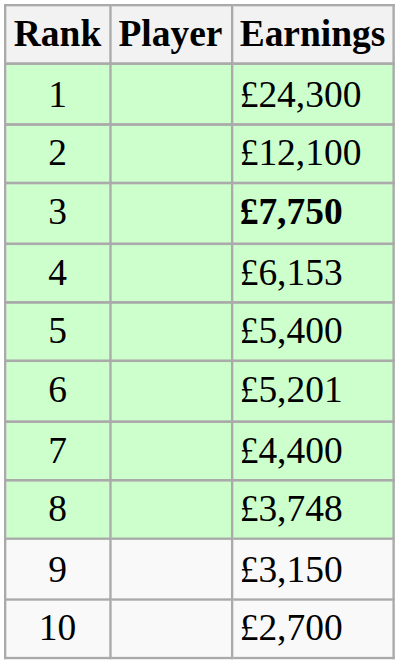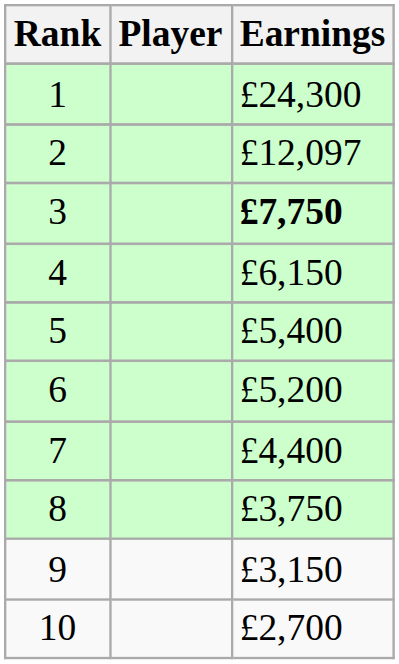(301, 152) £12,100 -> (301, 152) £12,097
(291, 271) £6,153 -> (291, 271) £6,150
(291, 390) £5,201 -> (291, 390) £5,200
(291, 509) £3,748 -> (291, 509) £3,750
